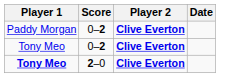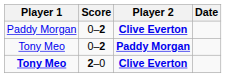(150, 47) Clive Everton -> (153, 47) Paddy Morgan
